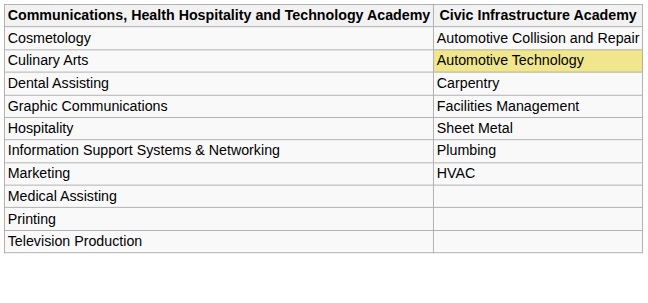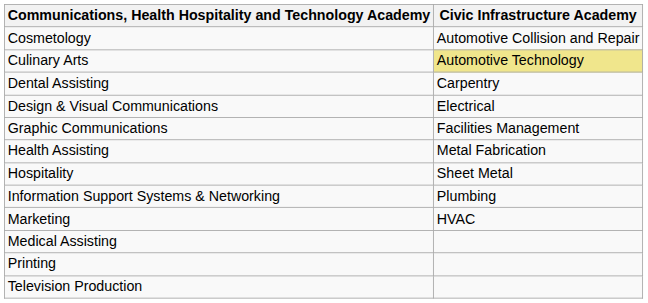+ row: (113, 106)
+ row: (58, 151)
